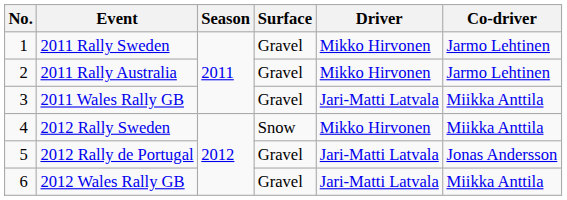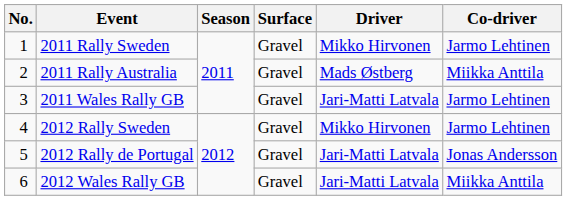(375, 72) Mikko Hirvonen -> (366, 72) Mads Østberg
(498, 72) Jarmo Lehtinen -> (495, 72) Miikka Anttila
(495, 100) Miikka Anttila -> (498, 100) Jarmo Lehtinen
(277, 127) Snow -> (280, 127) Gravel
(495, 127) Miikka Anttila -> (498, 127) Jarmo Lehtinen
